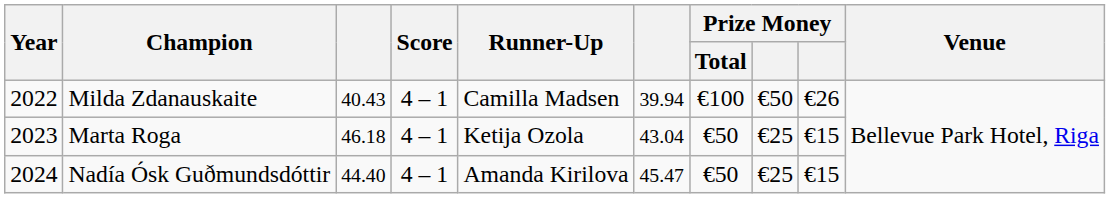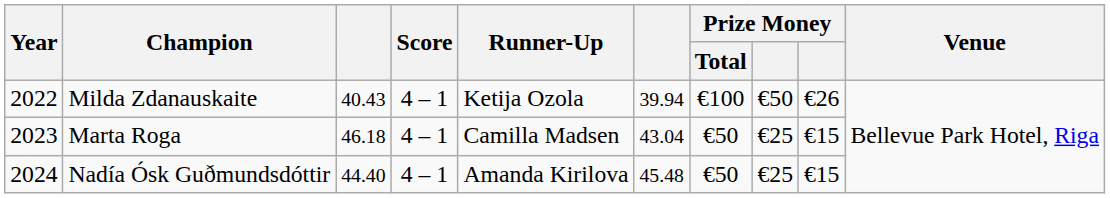(541, 98) Camilla Madsen -> (524, 98) Ketija Ozola
(524, 135) Ketija Ozola -> (541, 135) Camilla Madsen
(662, 174) 45.47 -> (662, 174) 45.48
